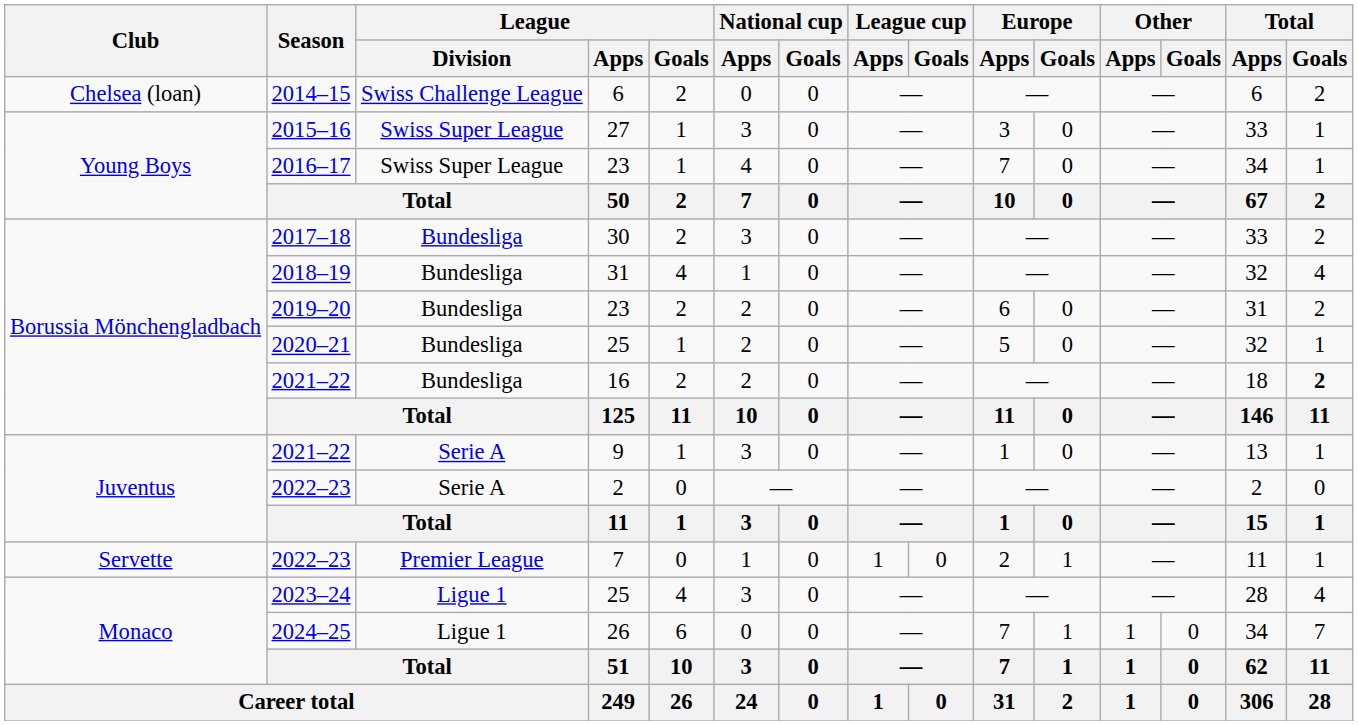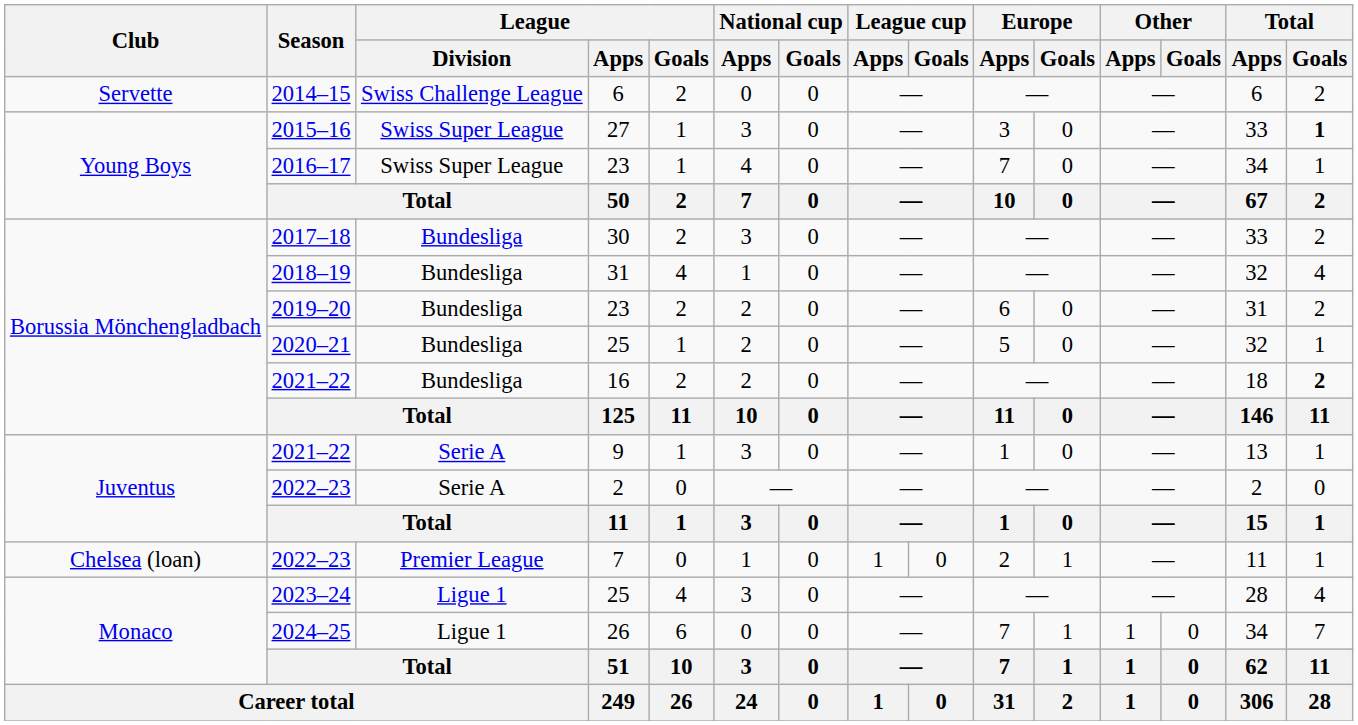(136, 93) Chelsea (loan) -> (136, 93) Servette
(1320, 129) normal -> (1320, 129) bold
(136, 559) Servette -> (136, 559) Chelsea (loan)
